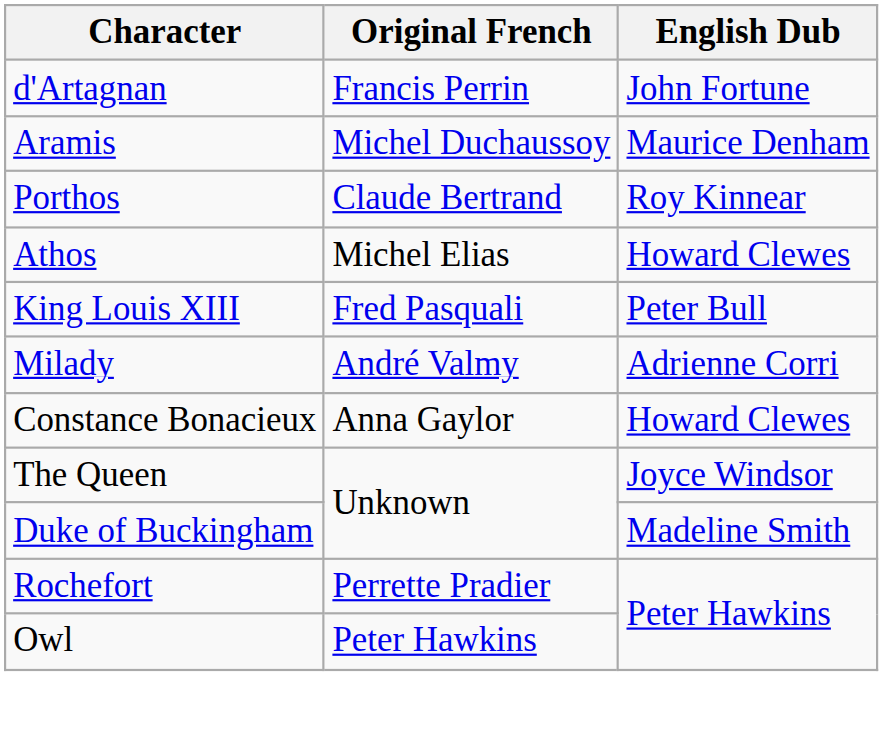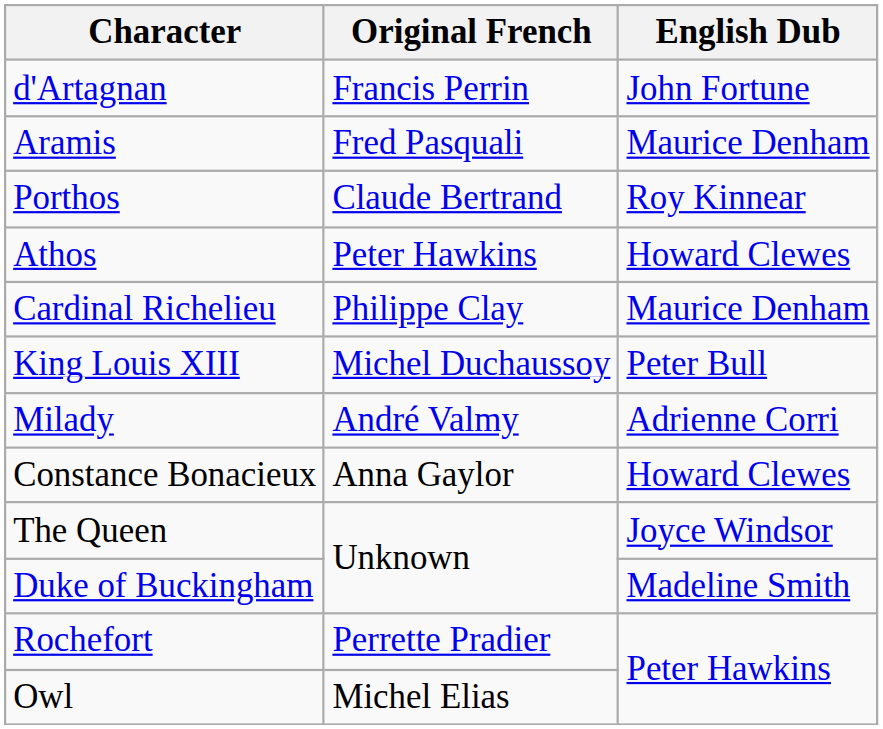(471, 142) Michel Duchaussoy -> (428, 142) Fred Pasquali
(421, 253) Michel Elias -> (435, 253) Peter Hawkins
+ row: (144, 308)
(428, 308) Fred Pasquali -> (471, 364) Michel Duchaussoy
(435, 640) Peter Hawkins -> (421, 695) Michel Elias
